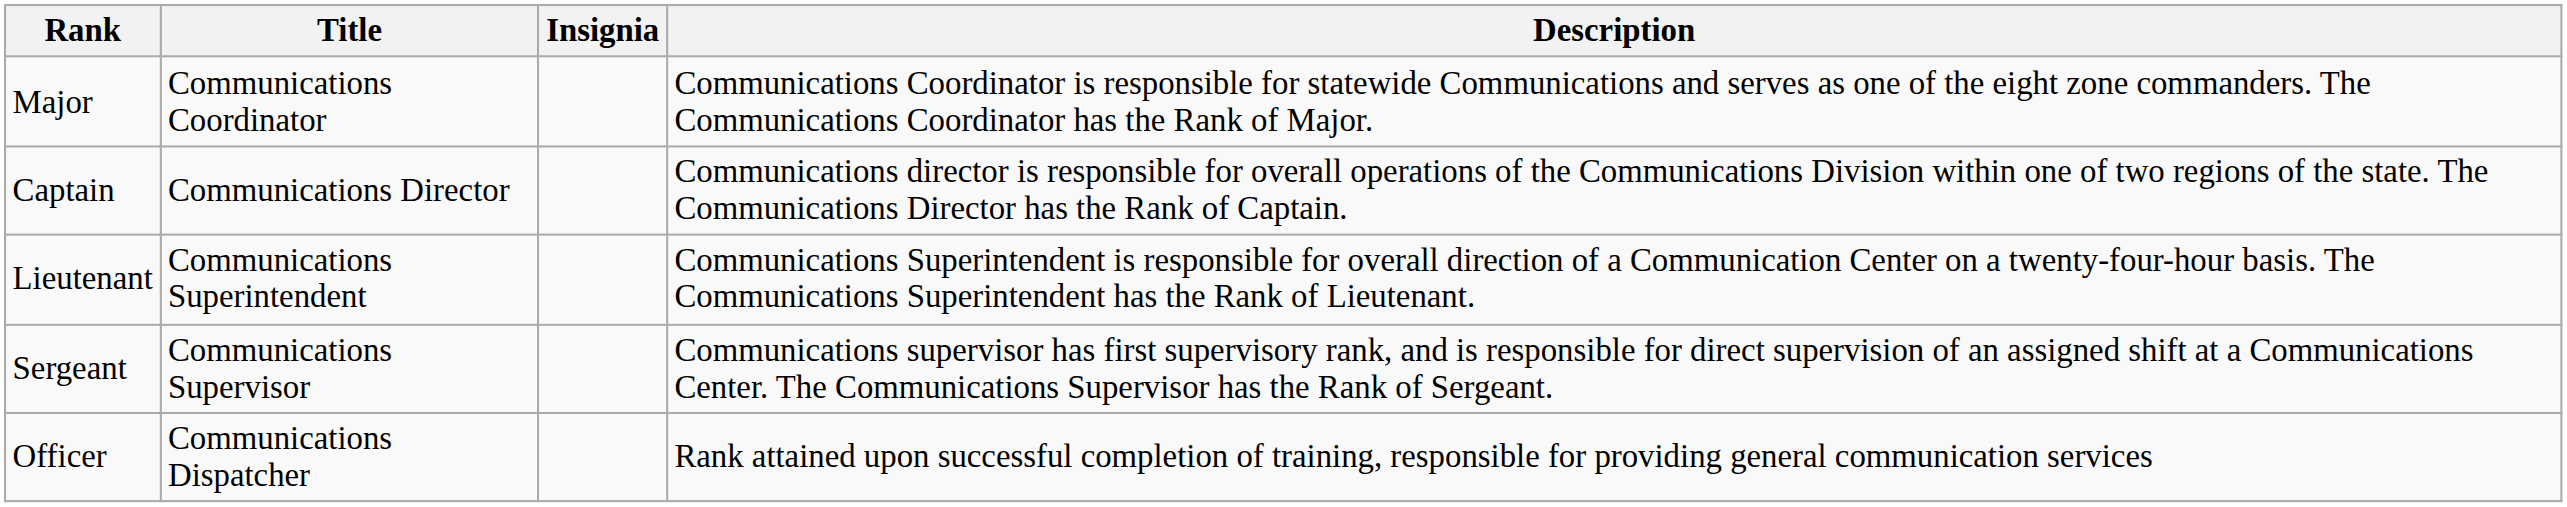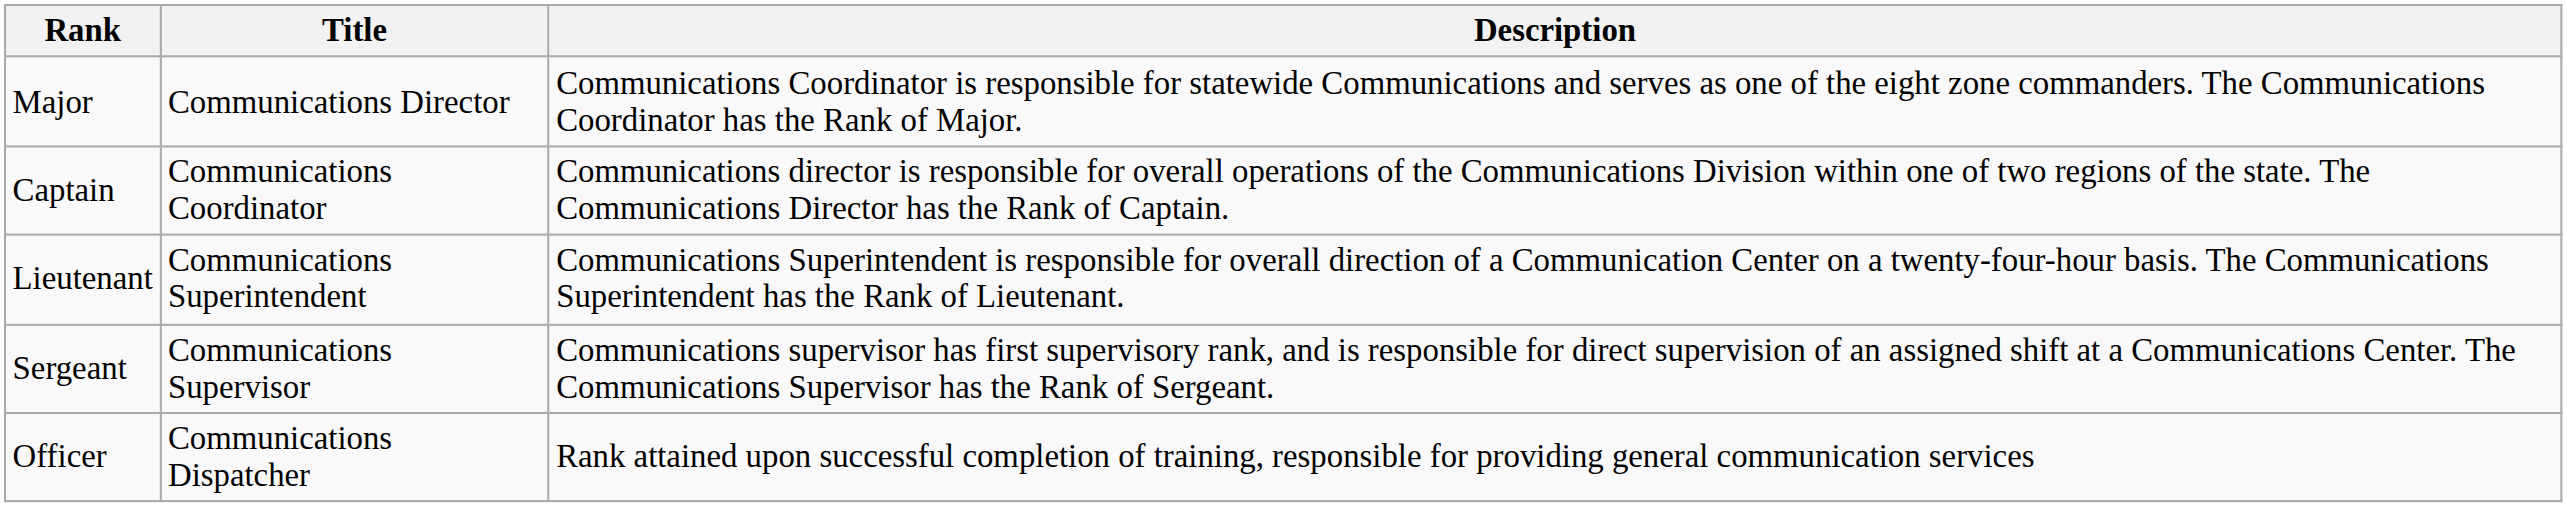- column: (603, 30)
(280, 100) Communications Coordinator -> (339, 100) Communications Director
(339, 189) Communications Director -> (280, 189) Communications Coordinator
